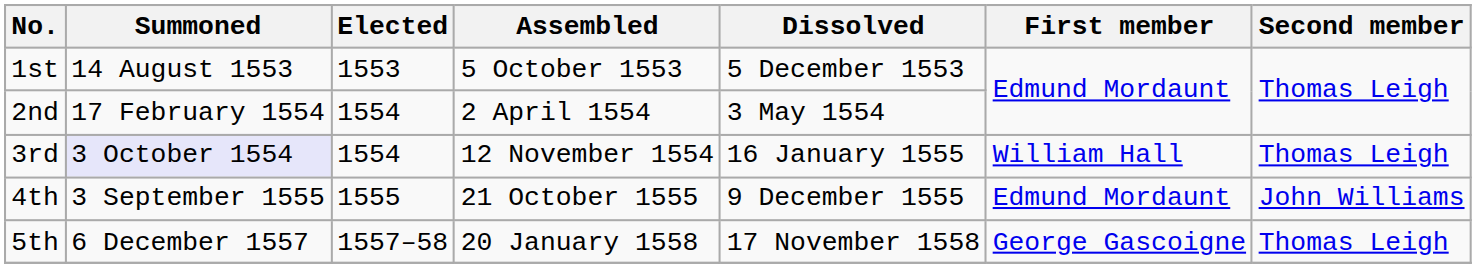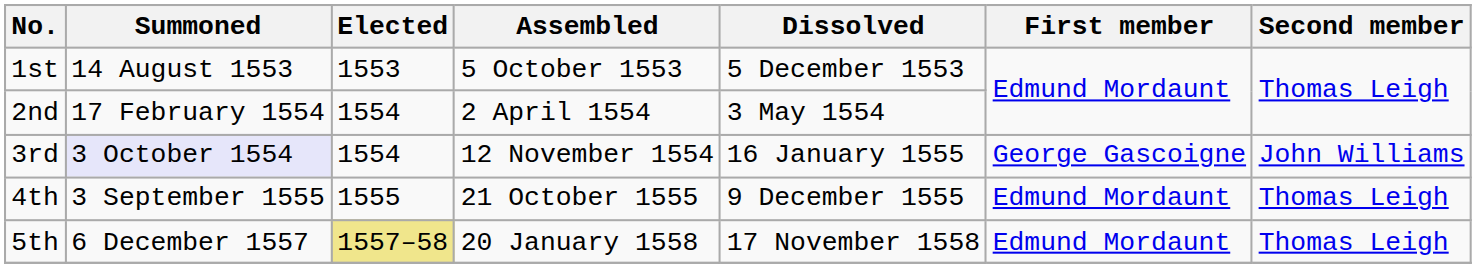(1088, 156) William Hall -> (1119, 156) George Gascoigne
(1354, 156) Thomas Leigh -> (1362, 156) John Williams
(1362, 199) John Williams -> (1354, 199) Thomas Leigh
(393, 242) no background -> (393, 242) khaki background
(1119, 242) George Gascoigne -> (1111, 242) Edmund Mordaunt
